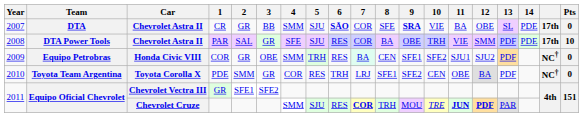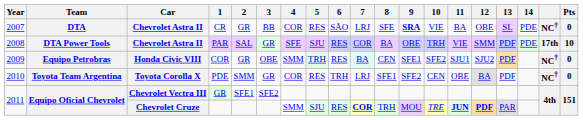(293, 26) SMM -> (293, 27) COR
(317, 26) SJU -> (317, 27) RES
(339, 26) bold -> (339, 27) normal
(363, 26) COR -> (362, 27) LRJ
(550, 26) 17th -> (550, 27) NC†
